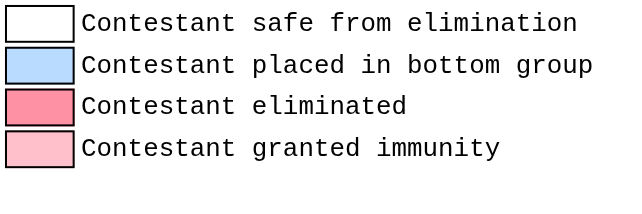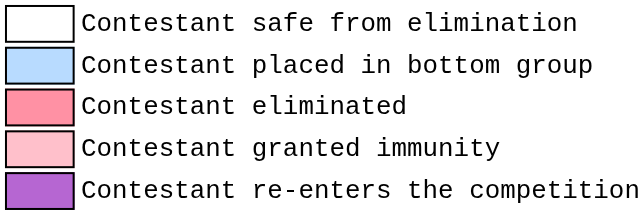+ row: (360, 191)
